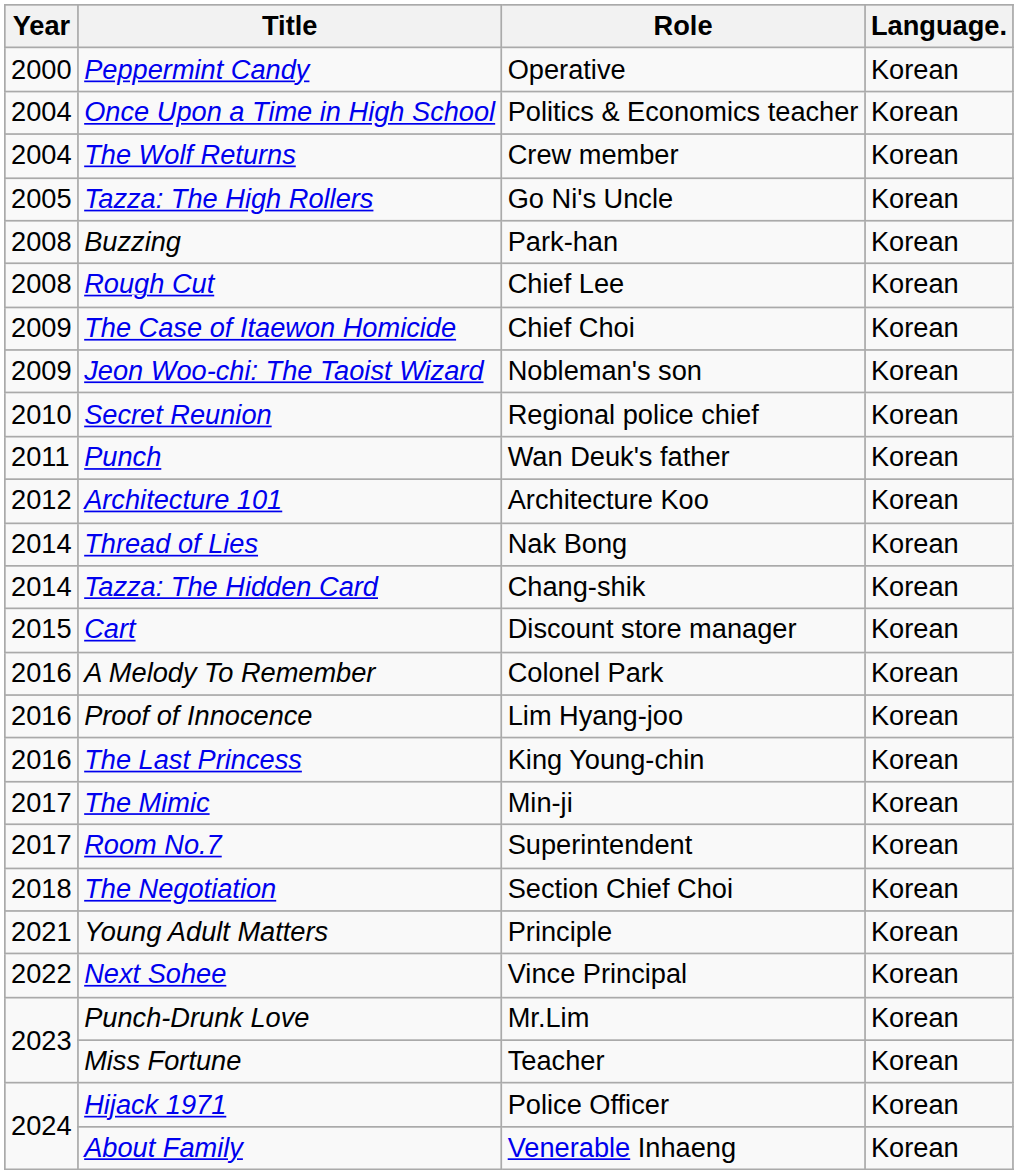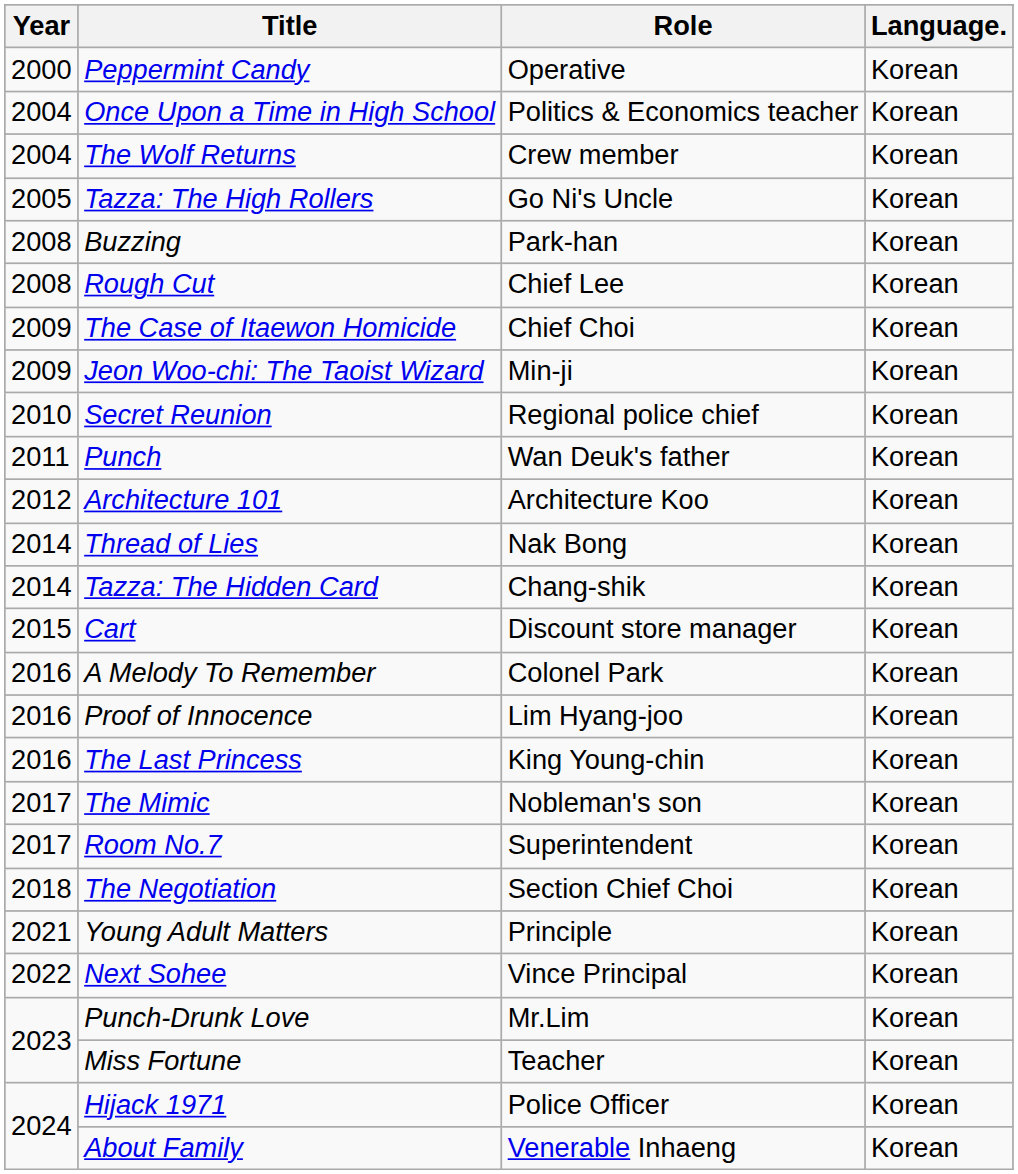(605, 371) Nobleman's son -> (540, 371) Min-ji
(540, 802) Min-ji -> (605, 802) Nobleman's son
